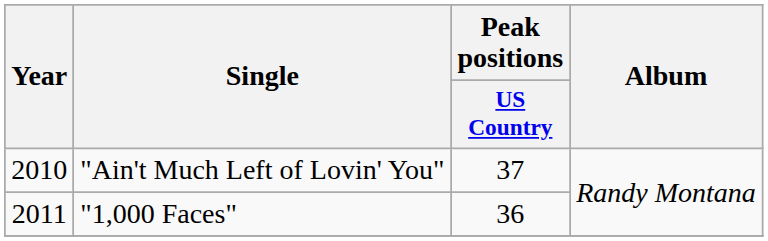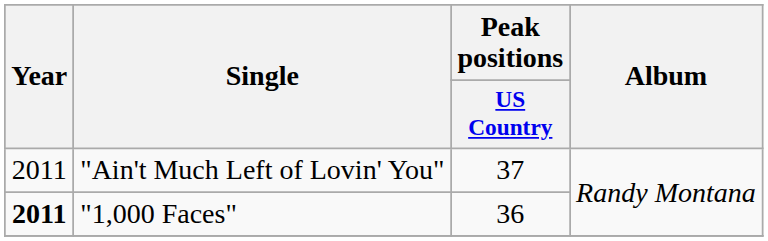(39, 169) 2010 -> (39, 169) 2011
(39, 214) normal -> (39, 214) bold
